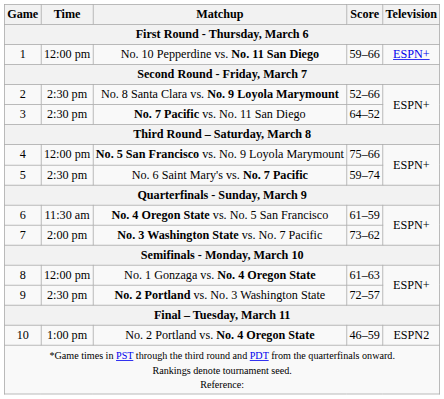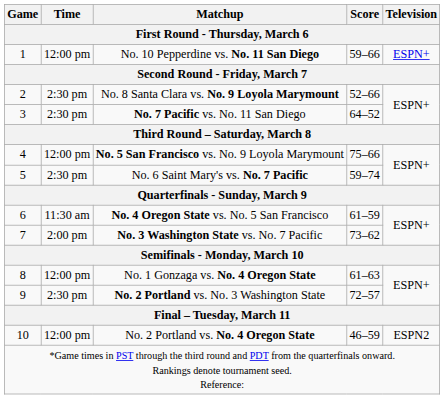(67, 335) 1:00 pm -> (67, 335) 12:00 pm
